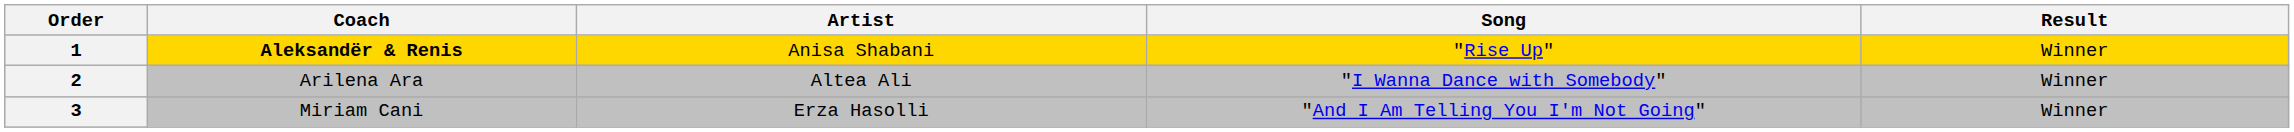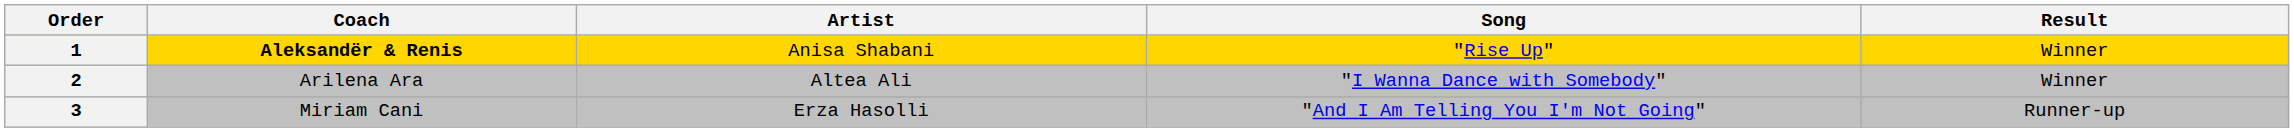(2075, 112) Winner -> (2075, 112) Runner-up
